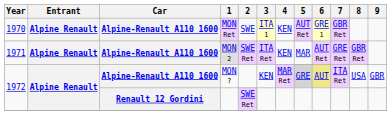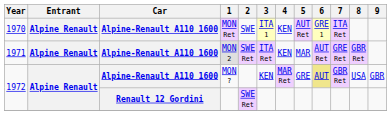(340, 29) GBR Ret -> (340, 29) ITA Ret
(303, 76) lightgrey background -> (303, 76) no background
(340, 75) ITA Ret -> (340, 75) GBR Ret
